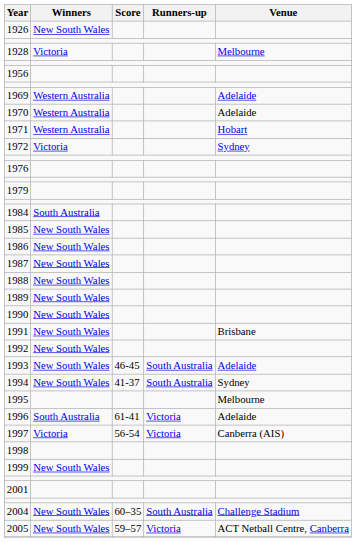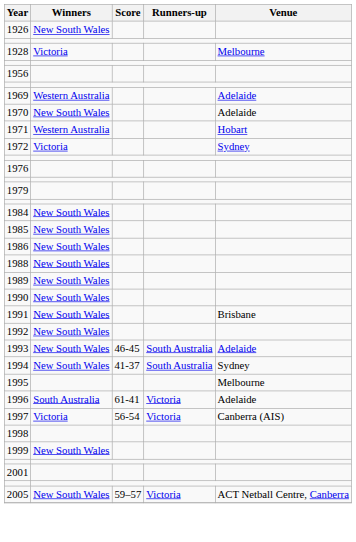(71, 112) Western Australia -> (71, 112) New South Wales
(66, 212) South Australia -> (71, 212) New South Wales
- row: (18, 263)
- row: (18, 511)
